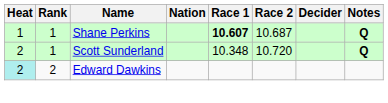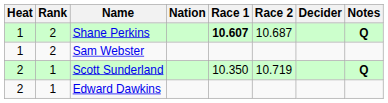(53, 32) 1 -> (53, 32) 2
+ row: (108, 51)
(230, 51) 10.348 -> (230, 70) 10.350
(274, 51) 10.720 -> (274, 70) 10.719
(20, 70) paleturquoise background -> (20, 88) no background
(53, 70) 2 -> (53, 88) 1
